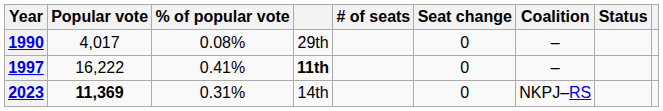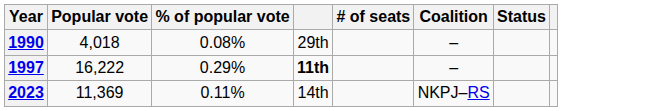- column: (465, 17)
(100, 42) 4,017 -> (100, 42) 4,018
(223, 67) 0.41% -> (223, 67) 0.29%
(100, 93) bold -> (100, 93) normal
(223, 93) 0.31% -> (223, 93) 0.11%
